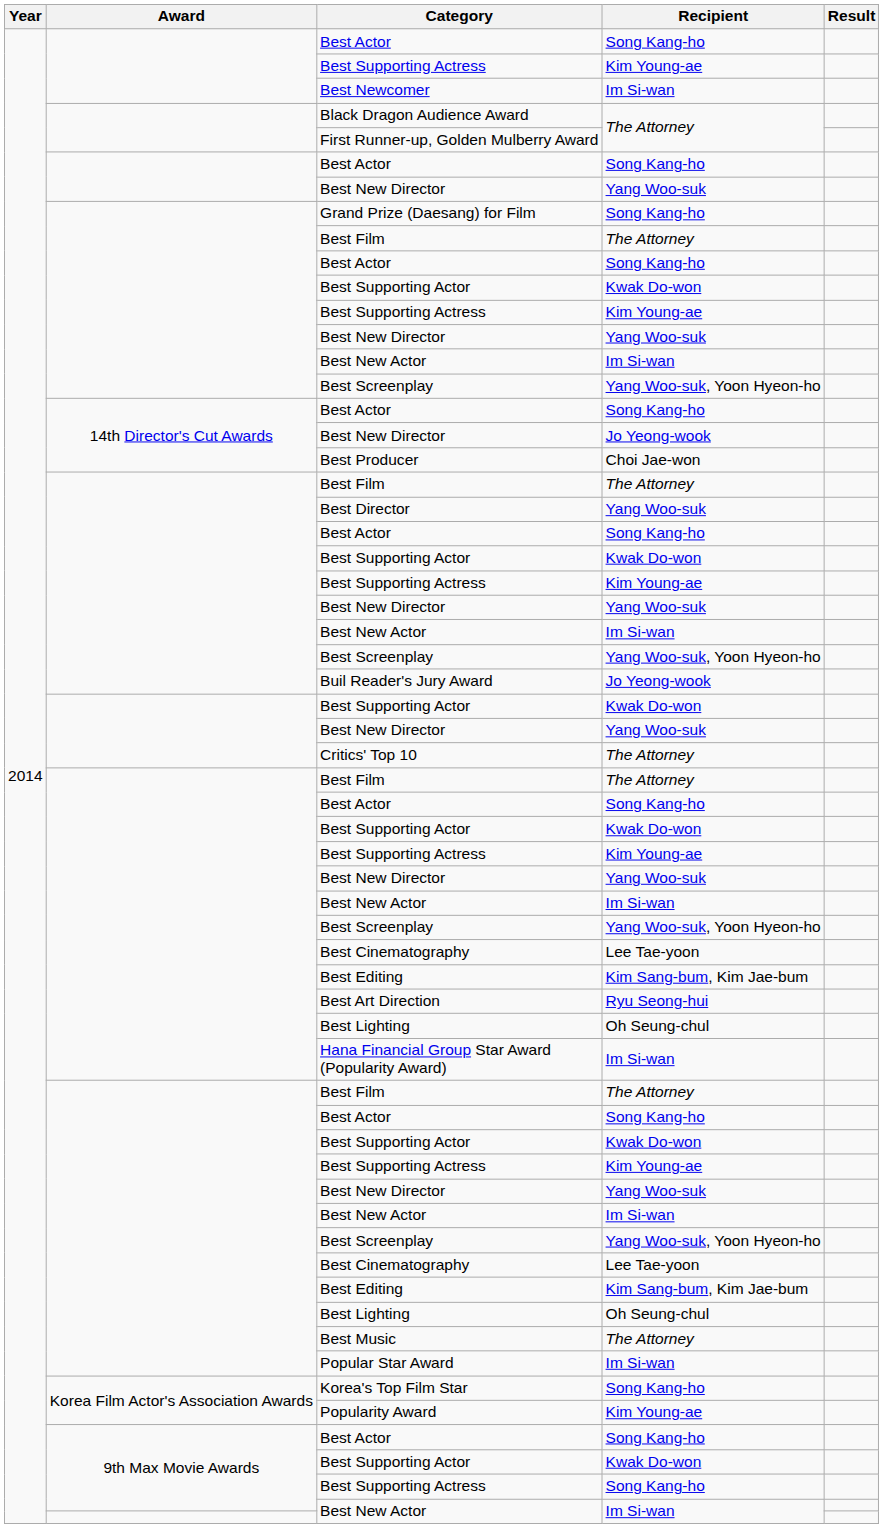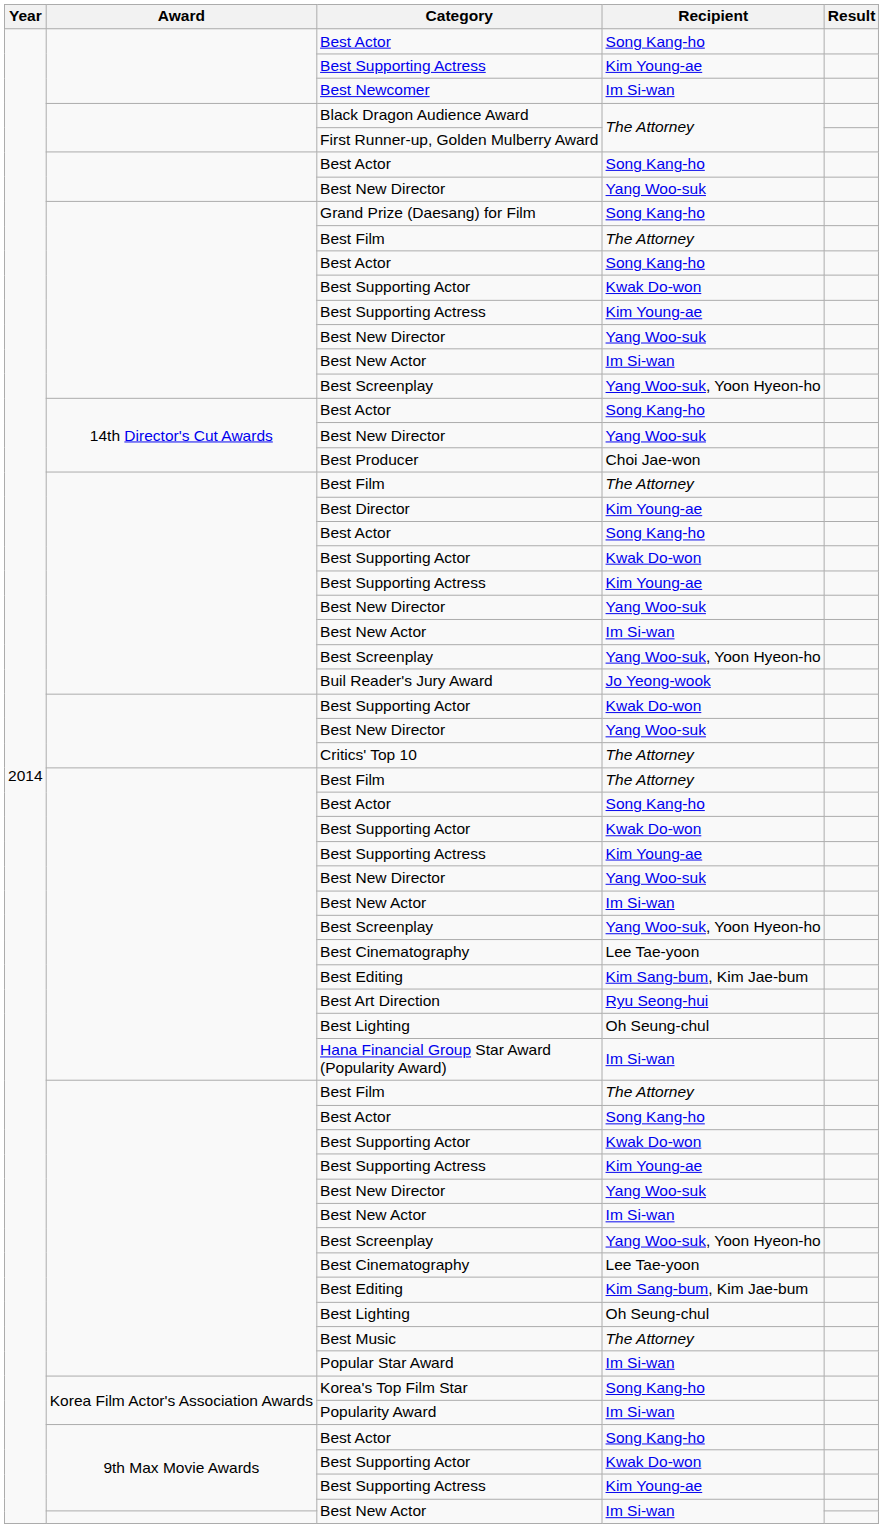(658, 435) Jo Yeong-wook -> (656, 435) Yang Woo-suk
(656, 509) Yang Woo-suk -> (654, 509) Kim Young-ae
(654, 1412) Kim Young-ae -> (640, 1412) Im Si-wan
(655, 1486) Song Kang-ho -> (654, 1486) Kim Young-ae
